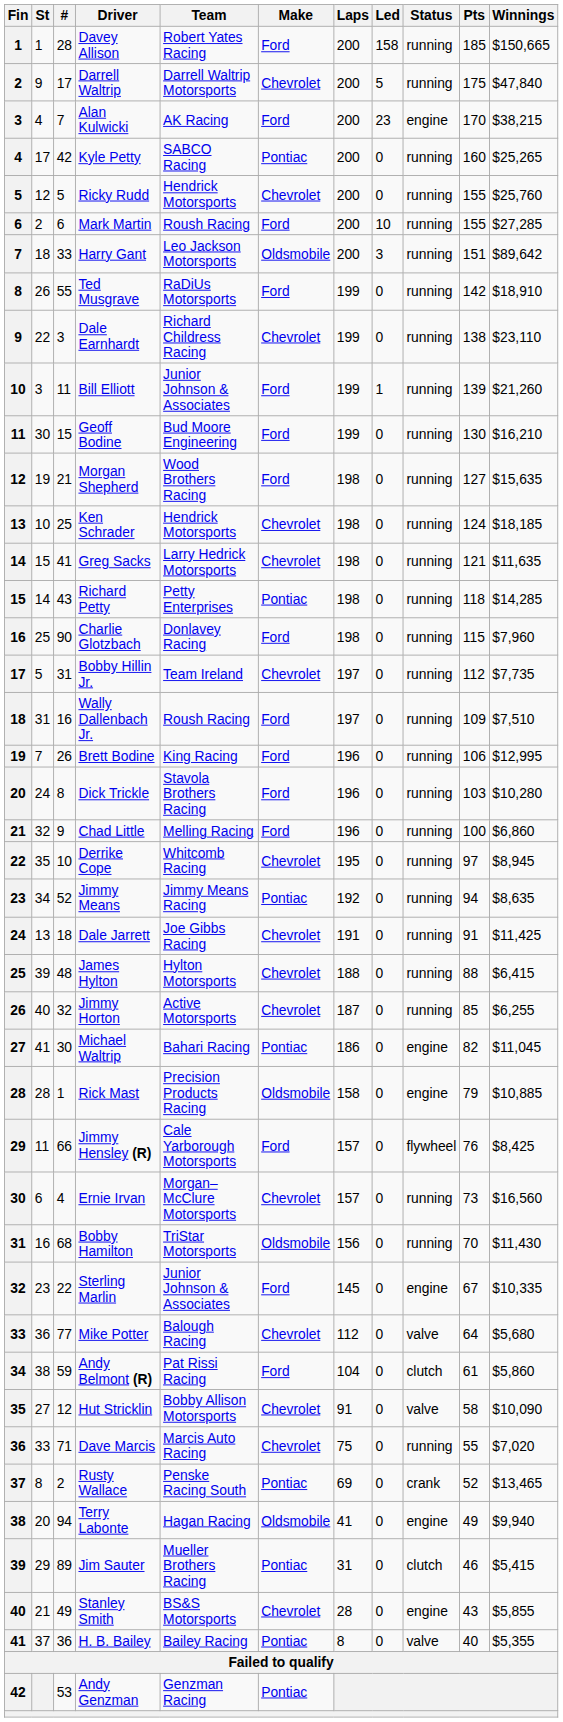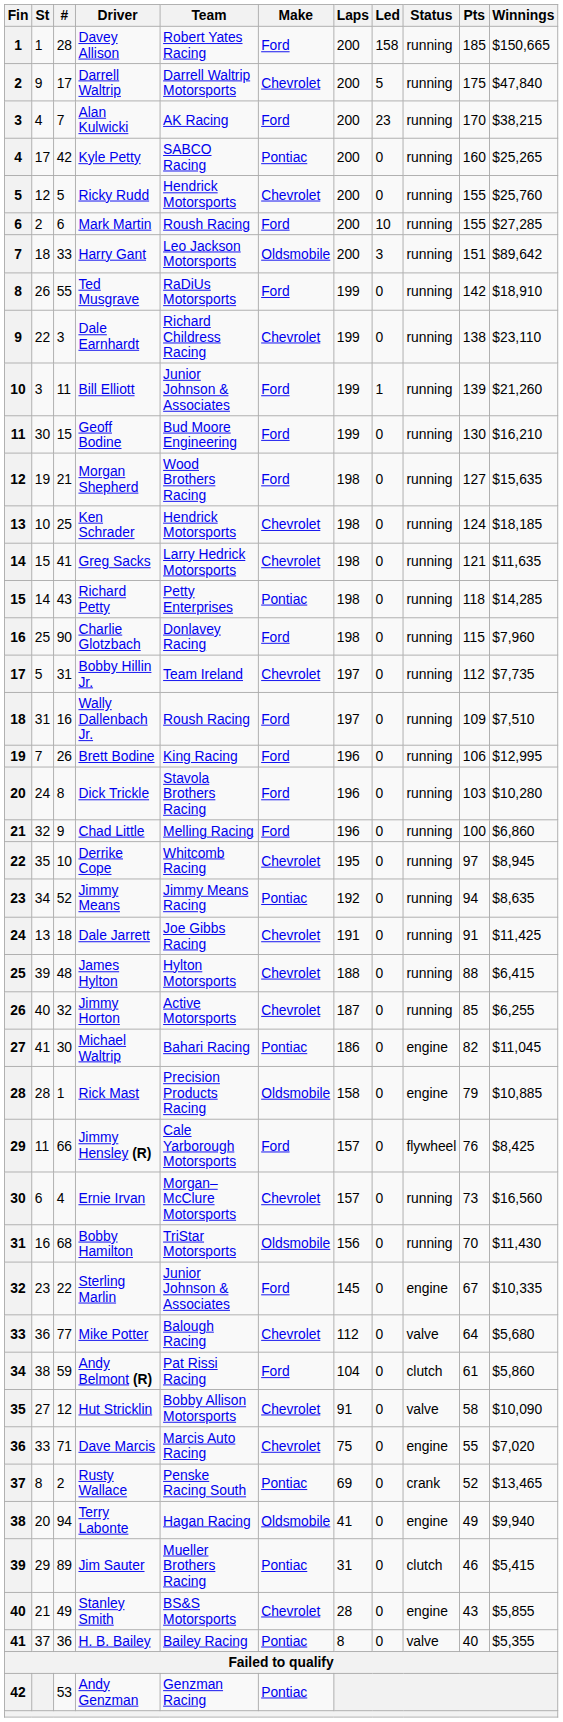(427, 120) engine -> (429, 120) running
(429, 1446) running -> (427, 1446) engine
